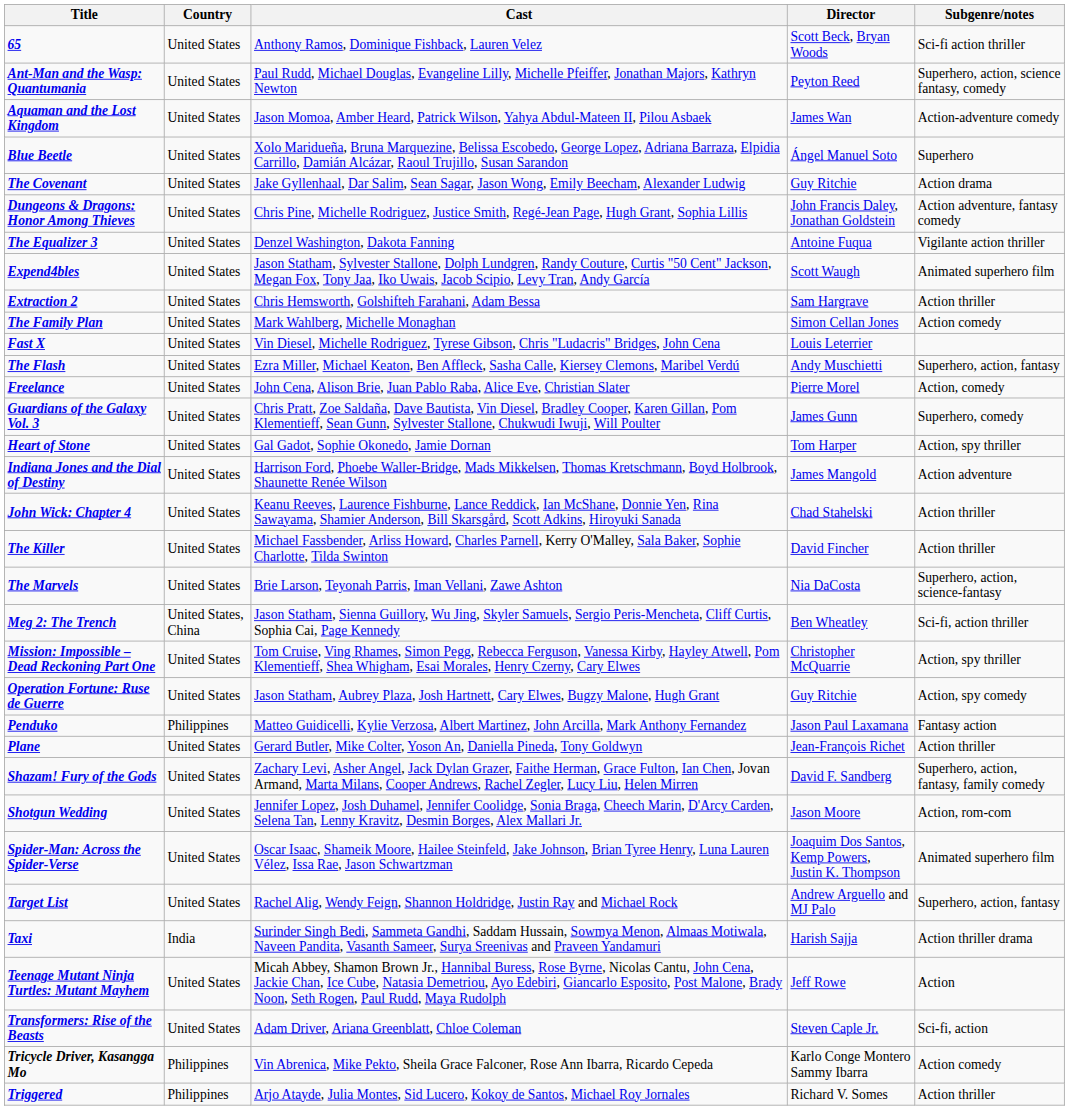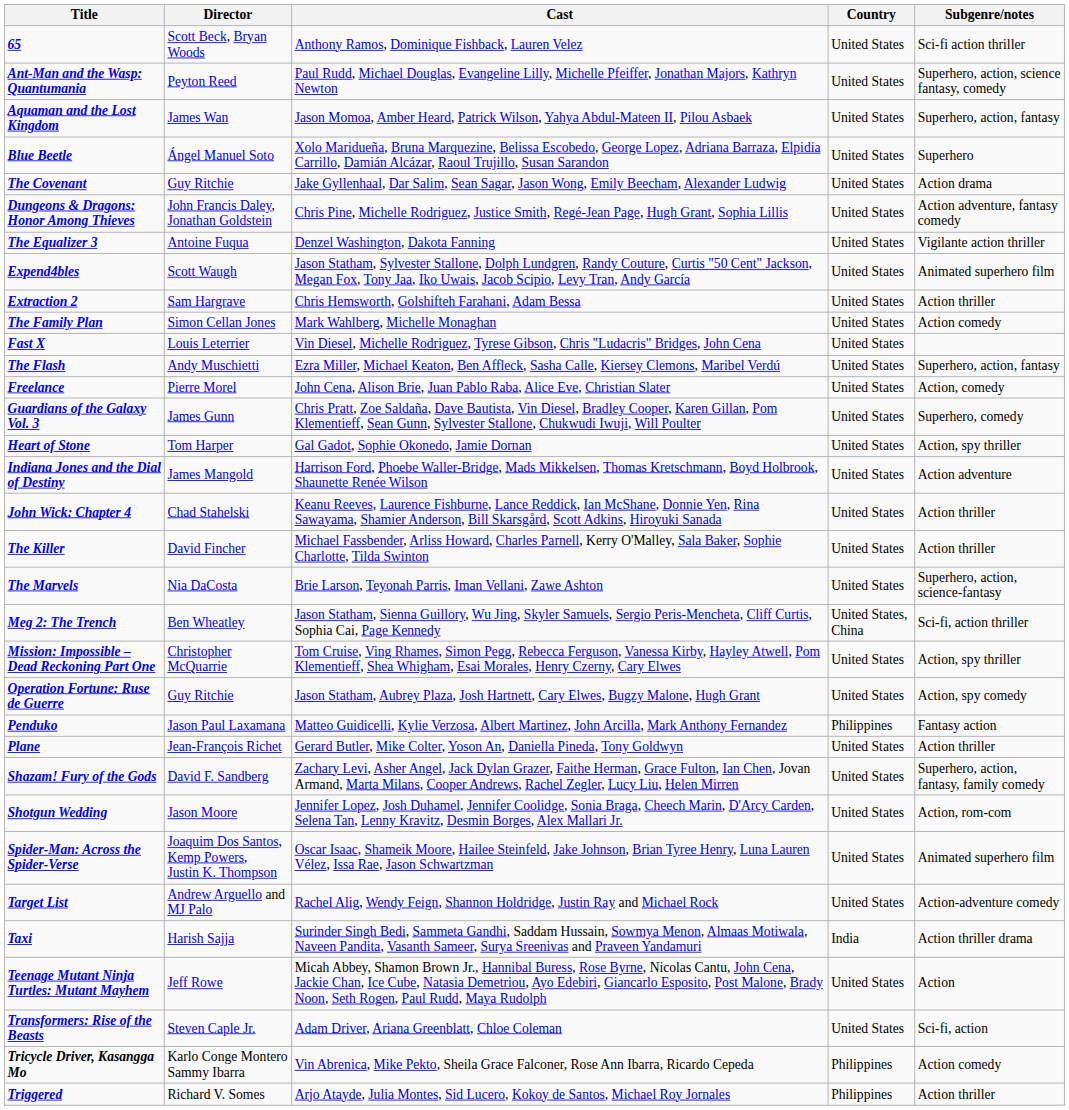columns swapped: (851, 15) <-> (208, 15)
(989, 118) Action-adventure comedy -> (989, 118) Superhero, action, fantasy
(989, 902) Superhero, action, fantasy -> (989, 902) Action-adventure comedy
